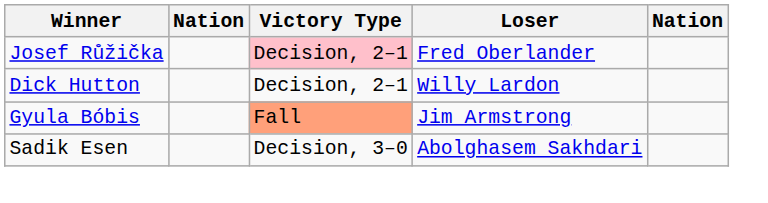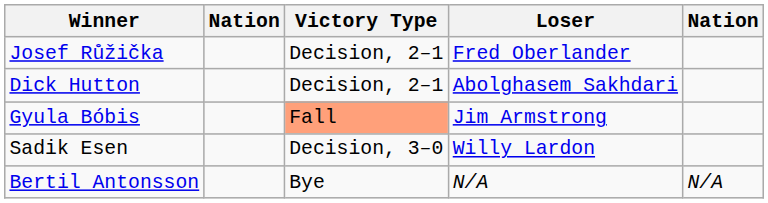(331, 53) pink background -> (366, 53) no background
(488, 85) Willy Lardon -> (565, 85) Abolghasem Sakhdari
(530, 150) Abolghasem Sakhdari -> (524, 150) Willy Lardon
+ row: (104, 182)
